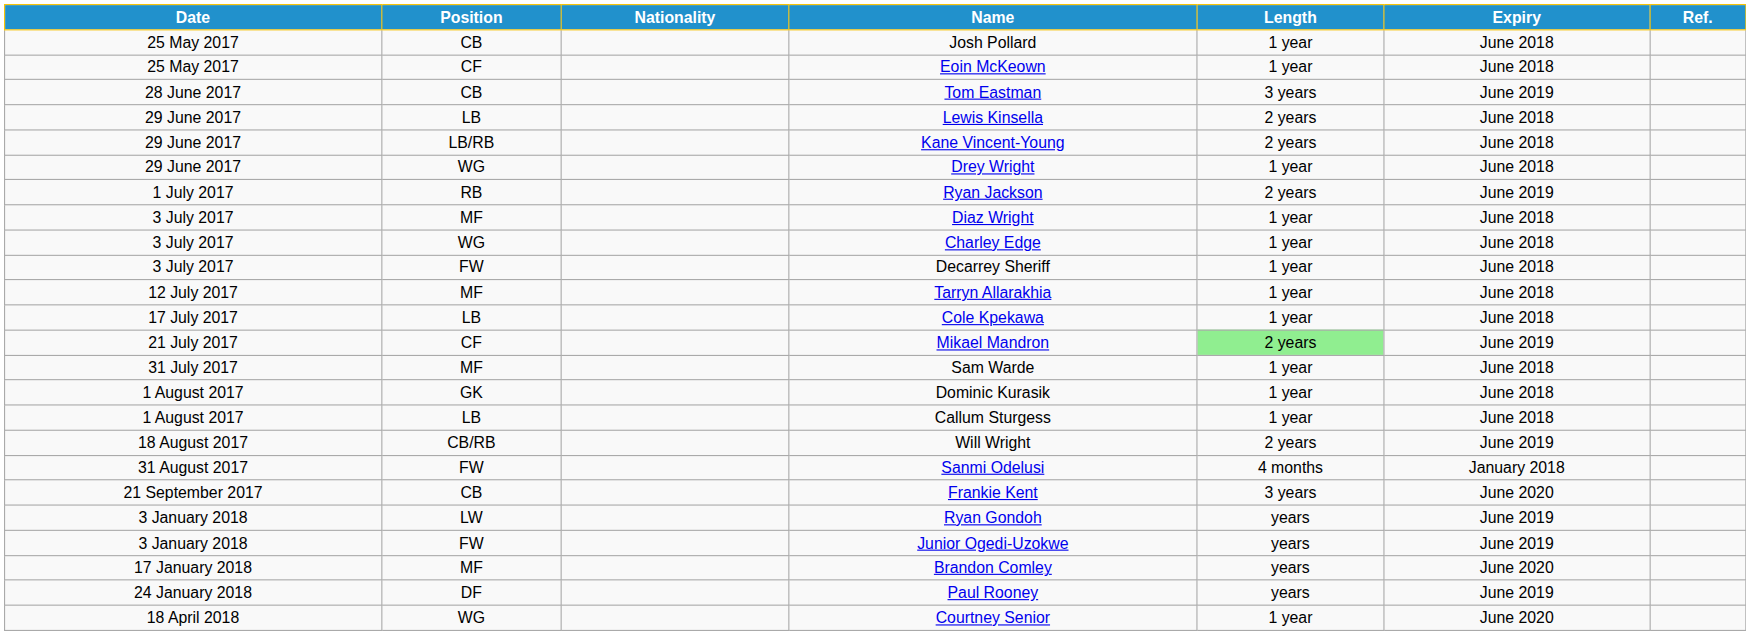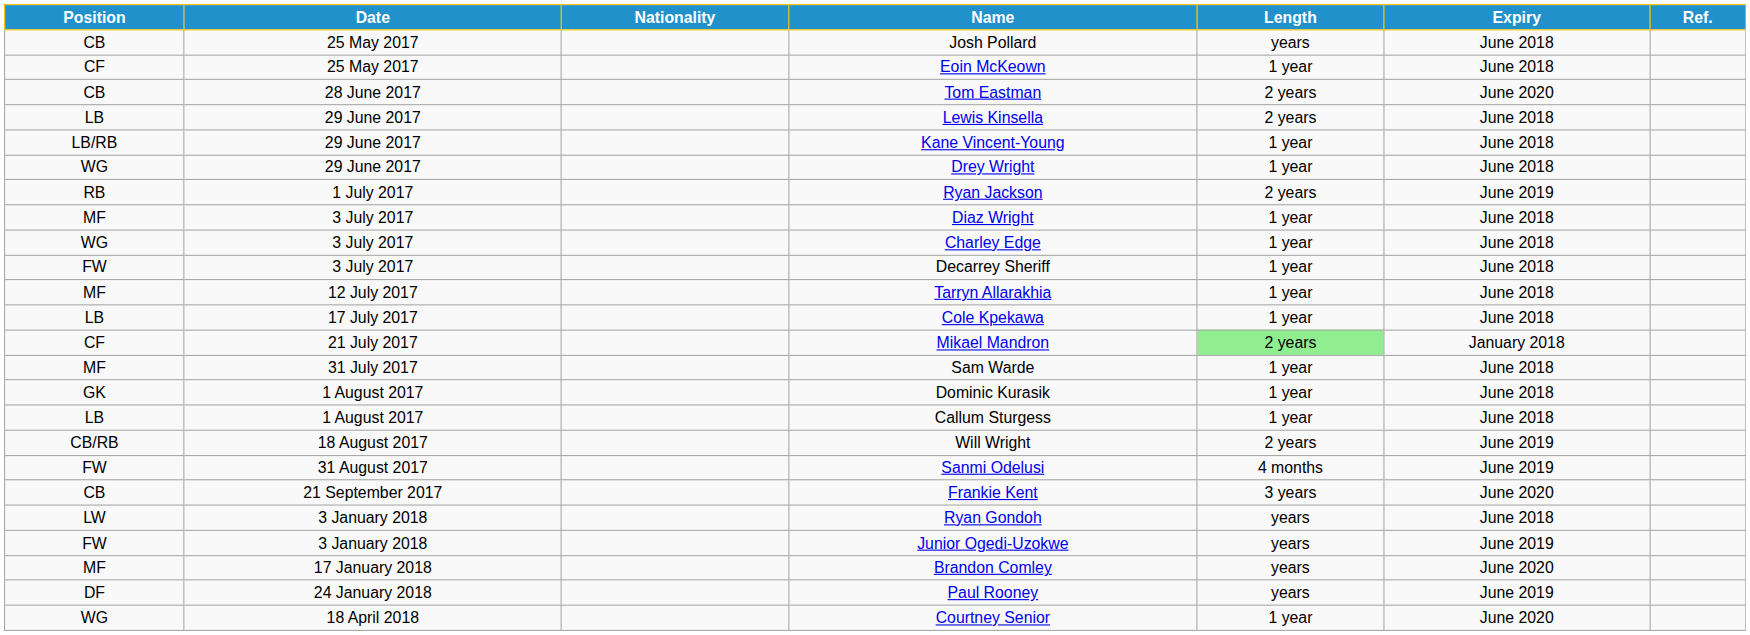columns swapped: (193, 17) <-> (471, 17)
(1290, 42) 1 year -> (1290, 42) years
(1290, 93) 3 years -> (1290, 93) 2 years
(1517, 93) June 2019 -> (1517, 93) June 2020
(1290, 143) 2 years -> (1290, 143) 1 year
(1517, 343) June 2019 -> (1517, 343) January 2018
(1517, 468) January 2018 -> (1517, 468) June 2019
(1517, 518) June 2019 -> (1517, 518) June 2018
